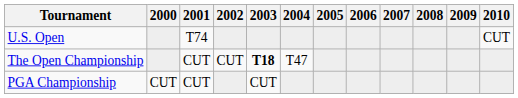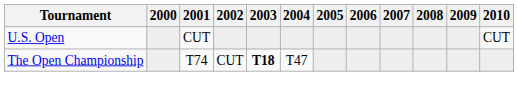(197, 38) T74 -> (197, 38) CUT
(197, 60) CUT -> (197, 60) T74
- row: (62, 82)
